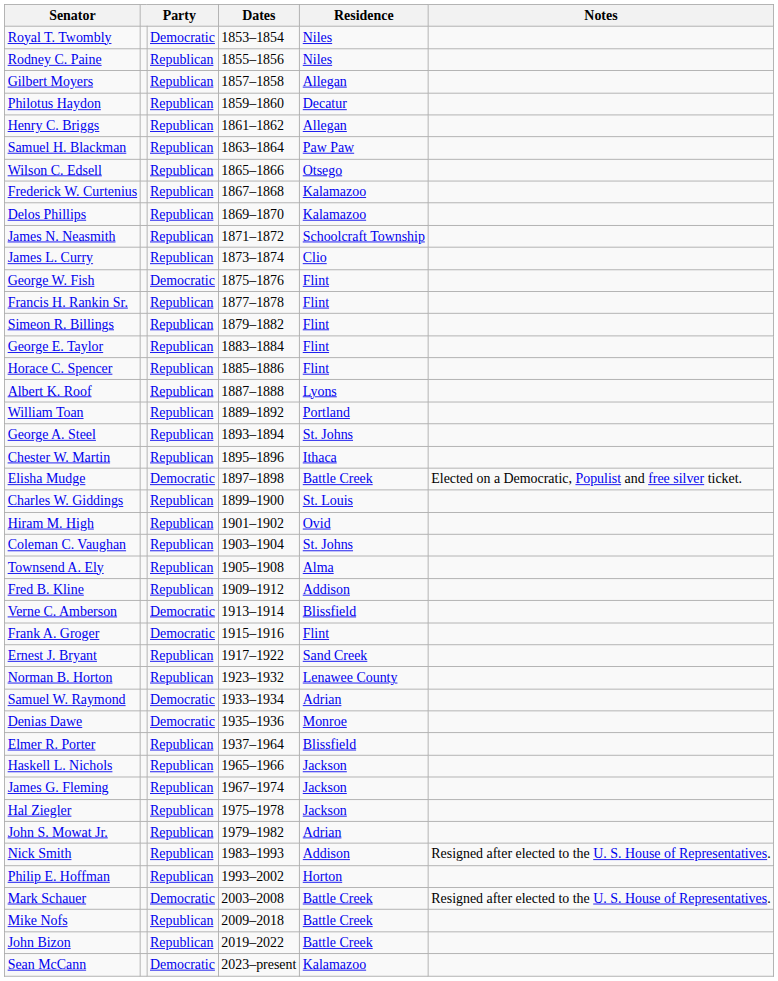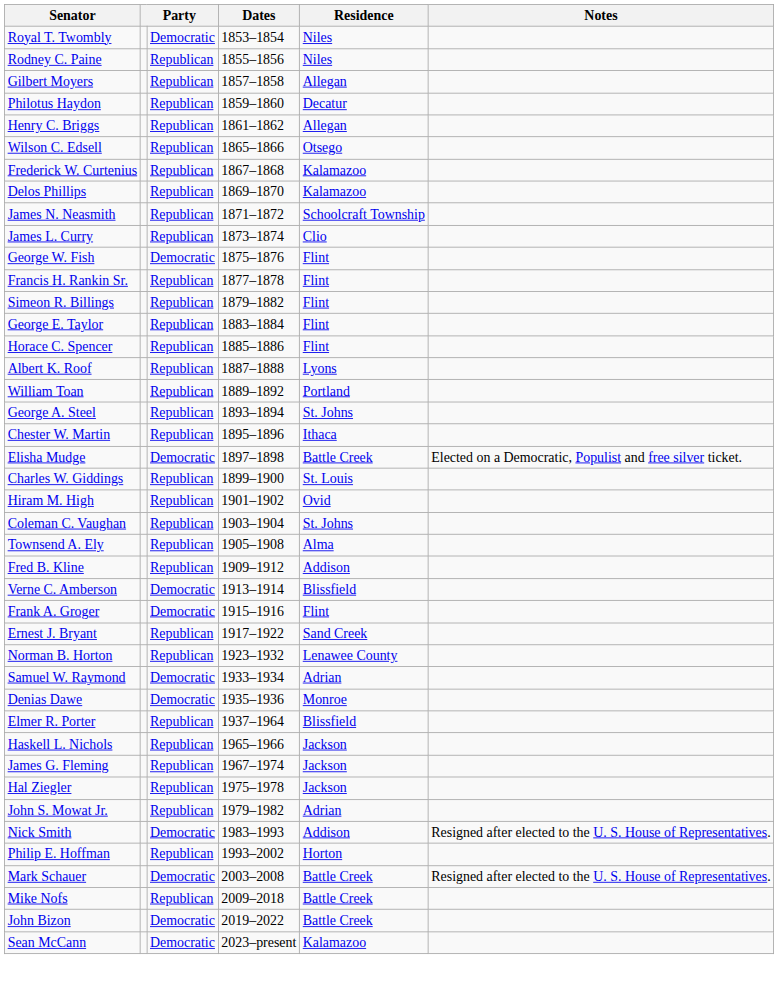- row: (67, 147)
(182, 854) Republican -> (182, 832) Democratic
(182, 942) Republican -> (182, 920) Democratic
